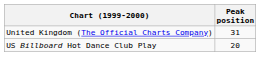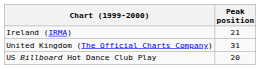+ row: (39, 32)
